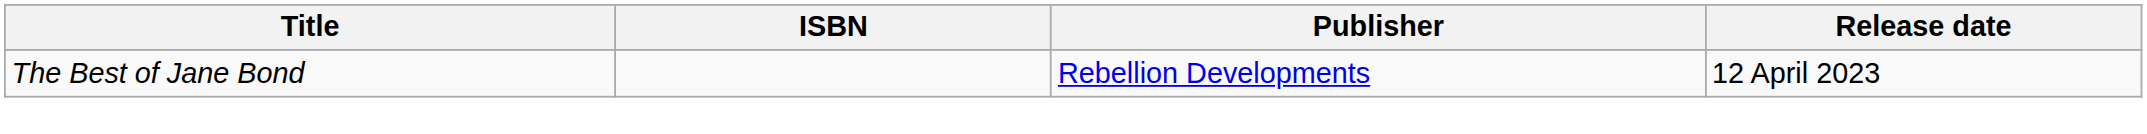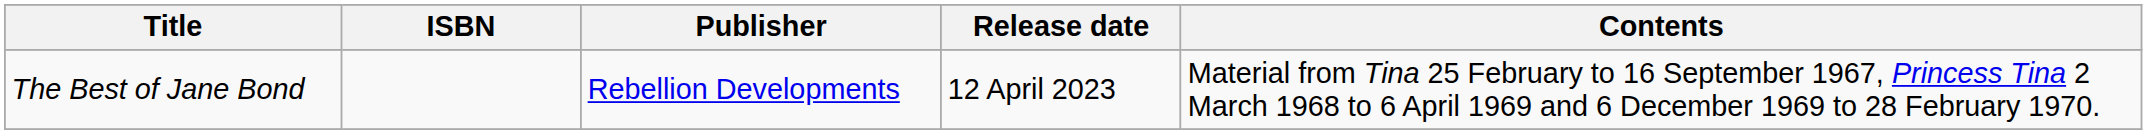+ column: (1661, 27)
